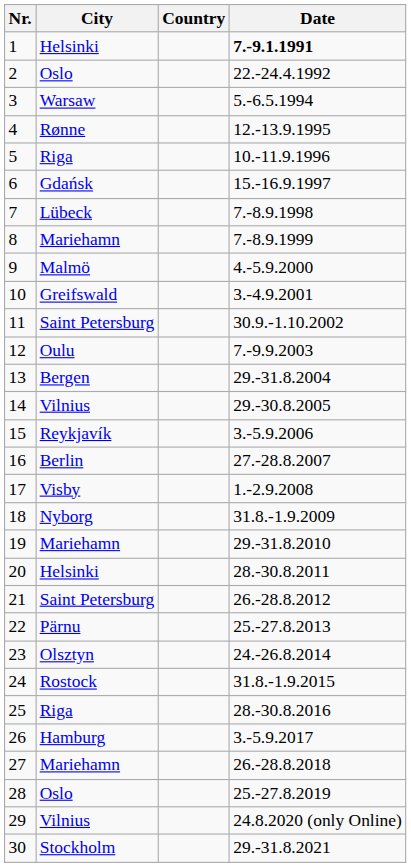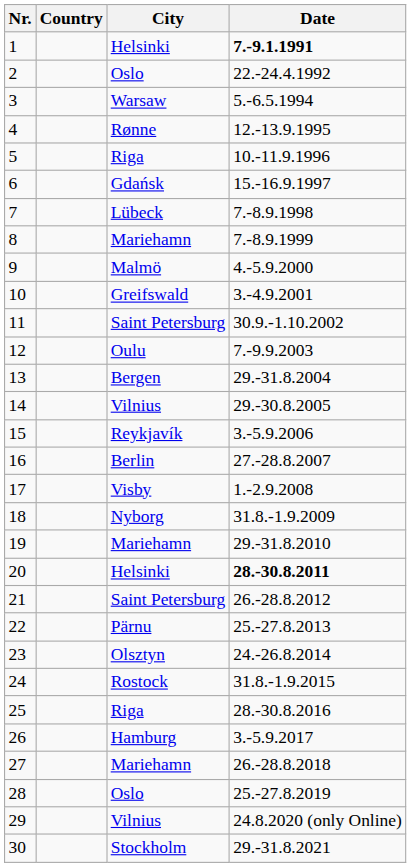columns swapped: (97, 18) <-> (194, 18)
(282, 571) normal -> (281, 571) bold
